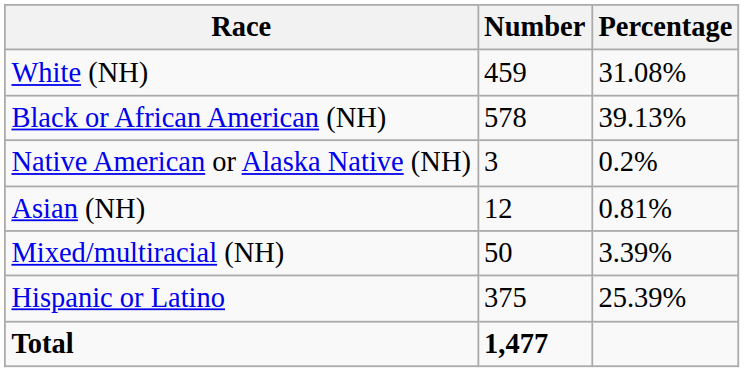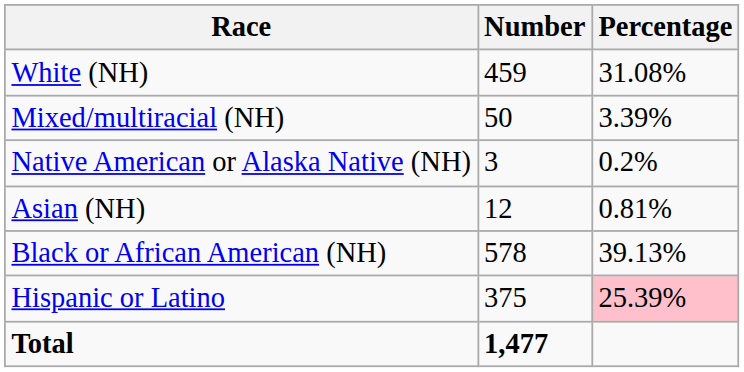rows swapped: (199, 117) <-> (148, 252)
(642, 298) no background -> (642, 298) pink background
